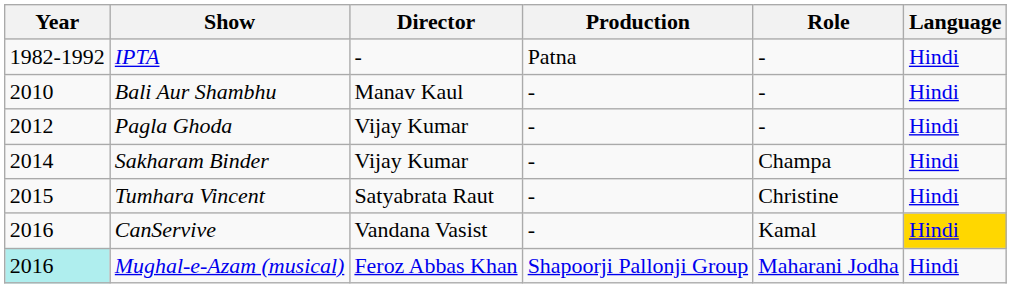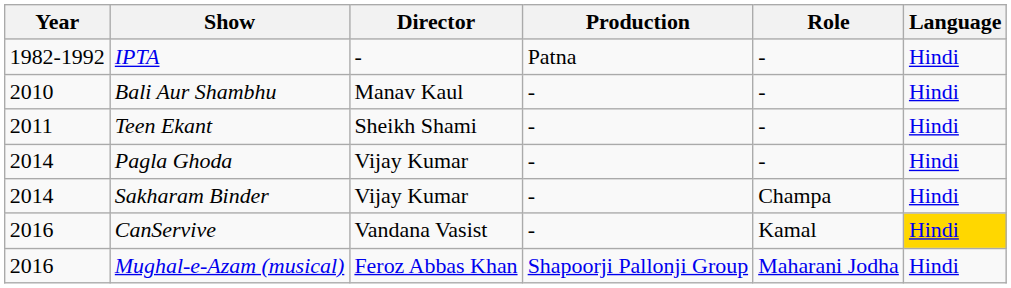+ row: (163, 126)
(32, 126) 2012 -> (32, 160) 2014
- row: (190, 195)
(32, 265) paleturquoise background -> (32, 265) no background
